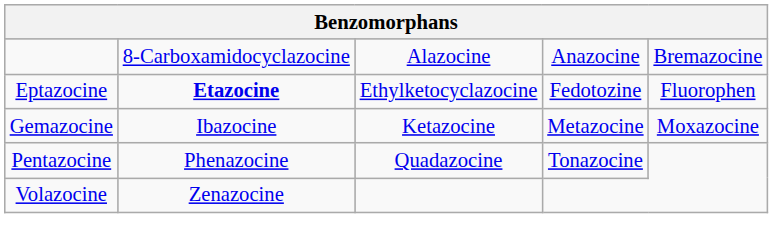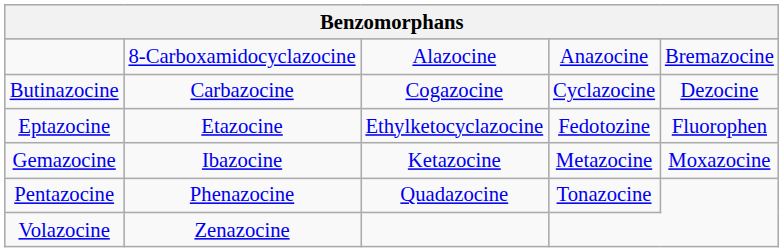+ row: (64, 91)
(236, 91) bold -> (242, 125) normal
